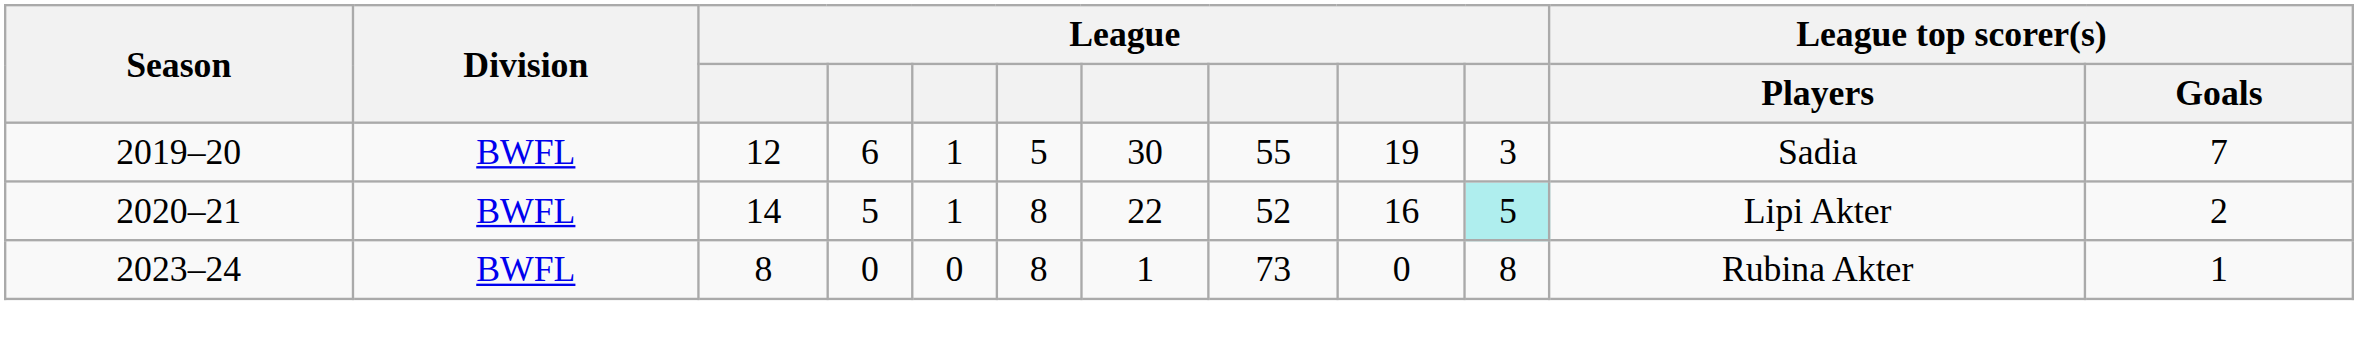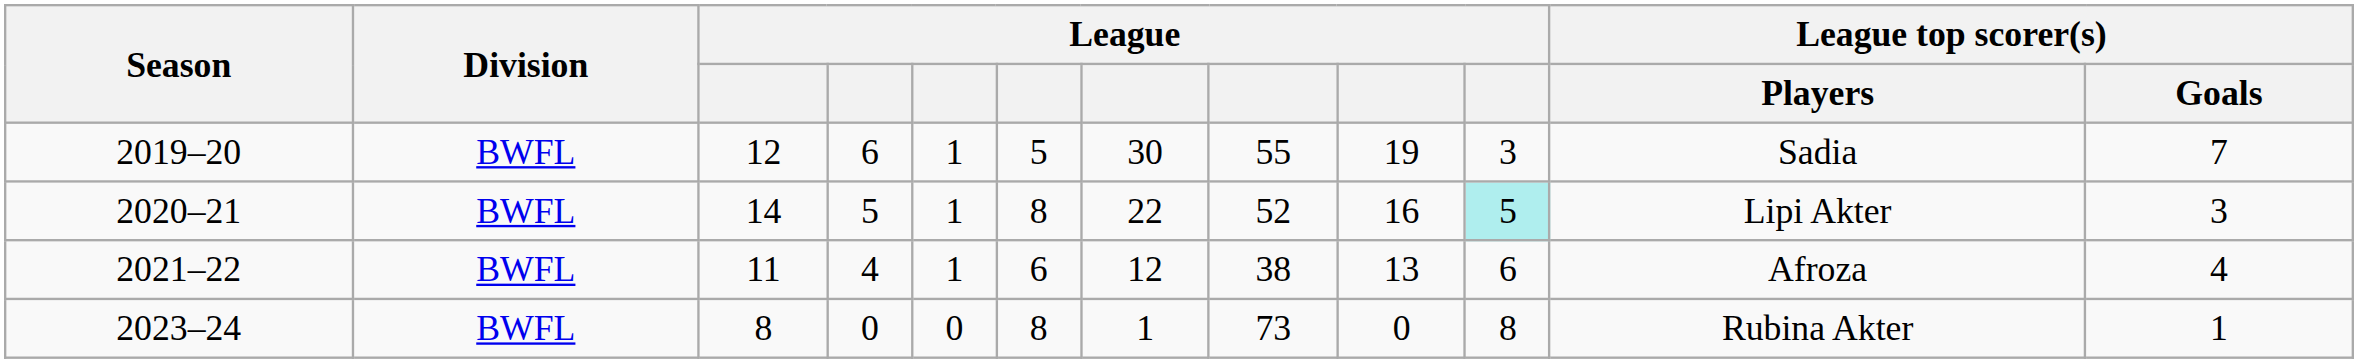(2219, 210) 2 -> (2219, 210) 3
+ row: (179, 269)
